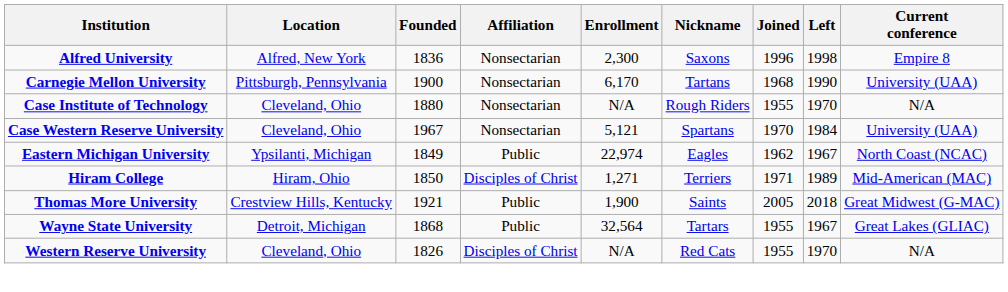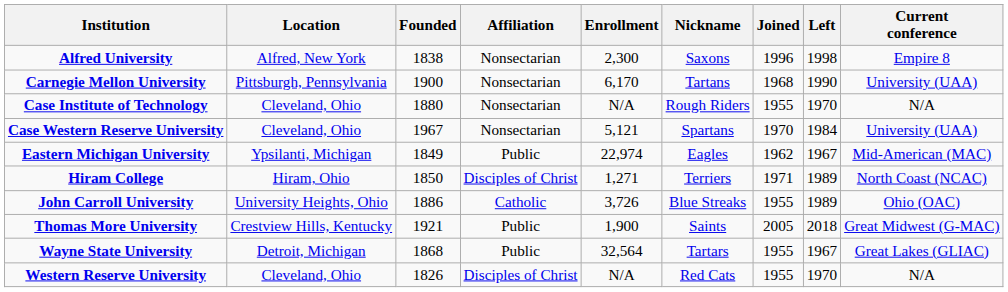(428, 57) 1836 -> (428, 57) 1838
(922, 154) North Coast (NCAC) -> (922, 154) Mid-American (MAC)
(922, 178) Mid-American (MAC) -> (922, 178) North Coast (NCAC)
+ row: (116, 202)
